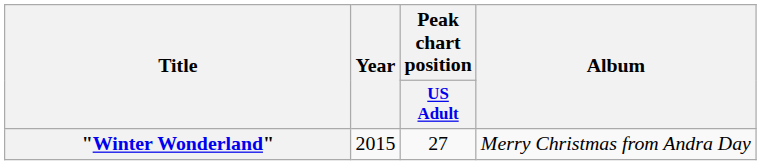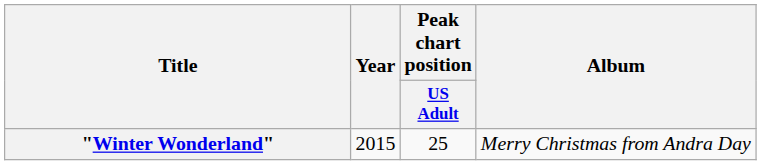(438, 144) 27 -> (438, 144) 25
